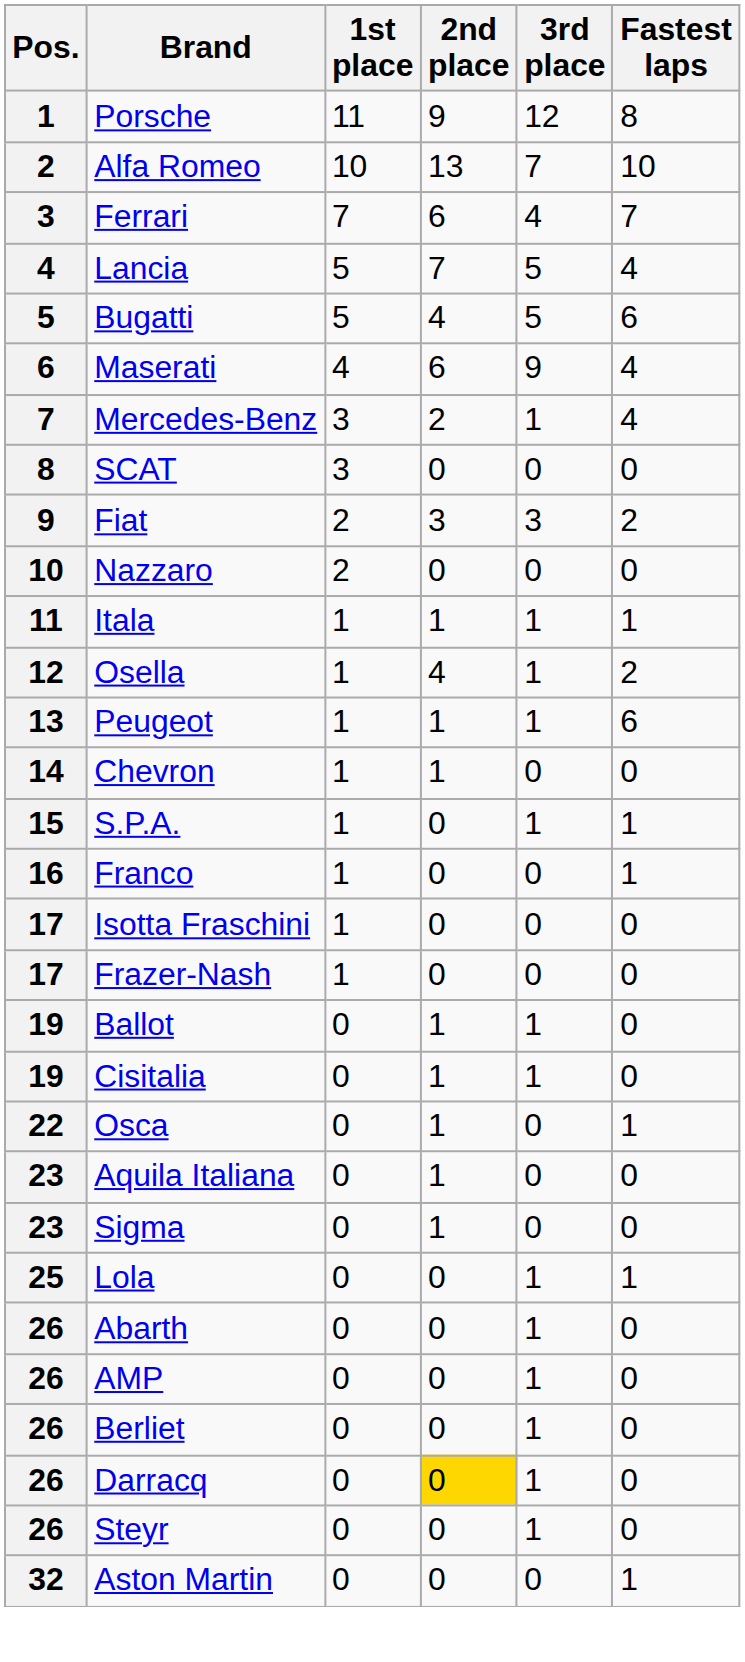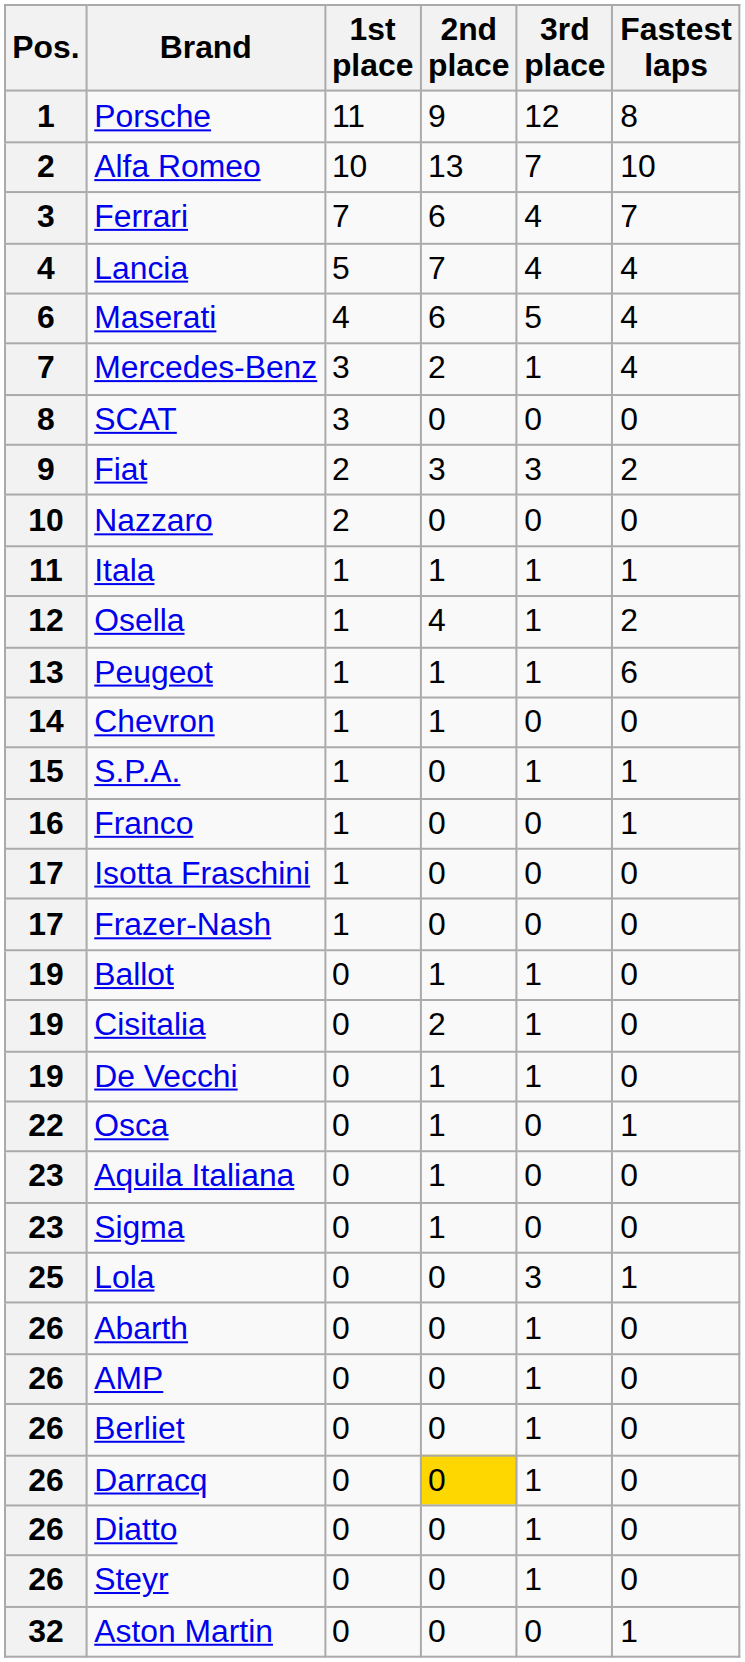(533, 267) 5 -> (533, 267) 4
- row: (144, 318)
(533, 368) 9 -> (533, 318) 5
(437, 1075) 1 -> (437, 1024) 2
+ row: (166, 1075)
(533, 1277) 1 -> (533, 1277) 3
+ row: (136, 1529)
